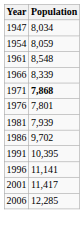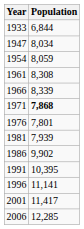+ row: (17, 28)
(42, 59) 8,548 -> (42, 75) 8,308
(42, 138) 9,702 -> (42, 153) 9,902
